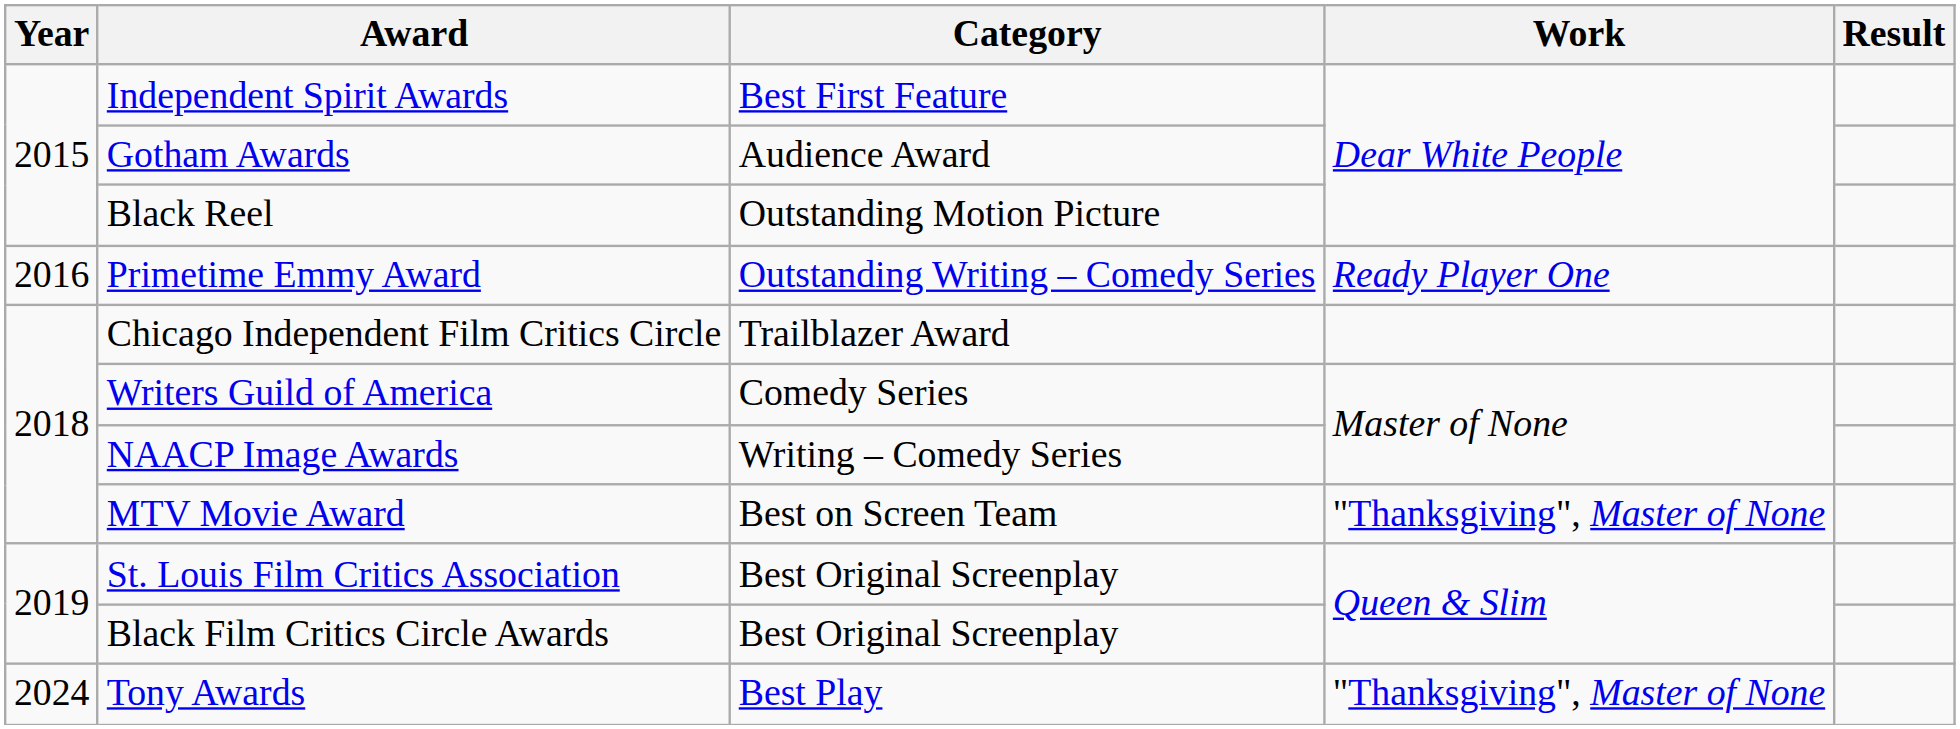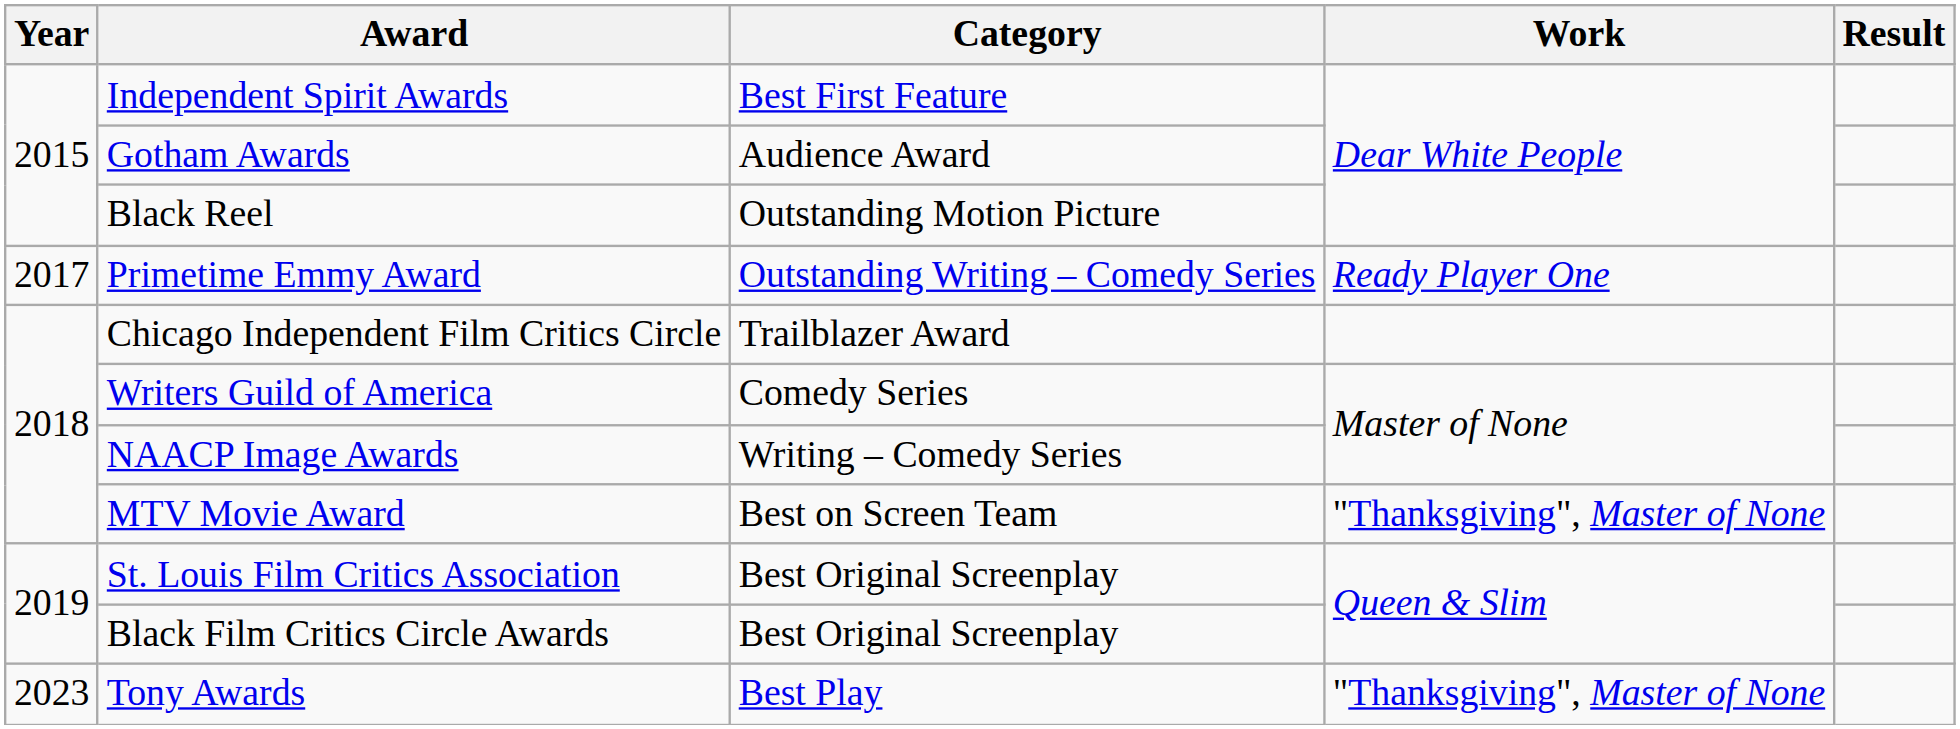(52, 273) 2016 -> (52, 273) 2017
(52, 693) 2024 -> (52, 693) 2023
